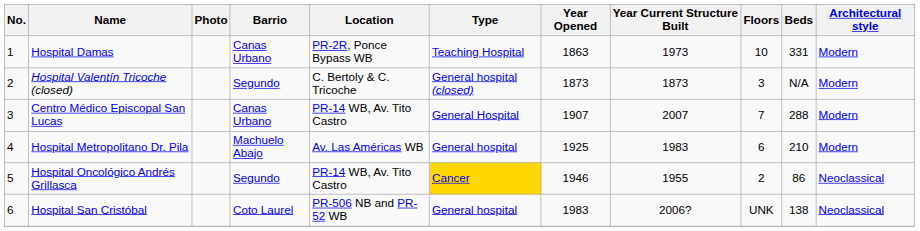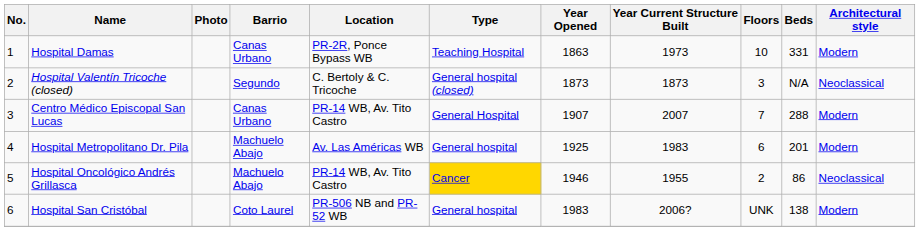(838, 83) Modern -> (851, 83) Neoclassical
(799, 146) 210 -> (799, 146) 201
(256, 178) Segundo -> (258, 178) Machuelo Abajo
(851, 210) Neoclassical -> (838, 210) Modern
